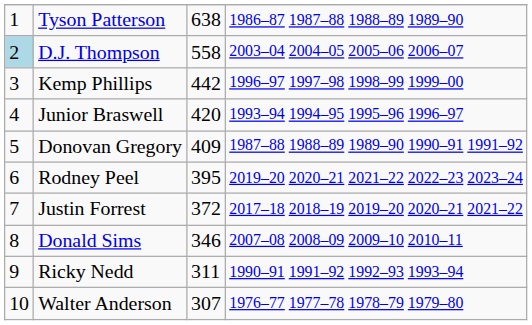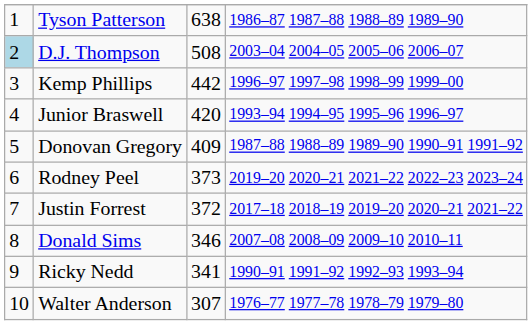(206, 51) 558 -> (206, 51) 508
(206, 177) 395 -> (206, 177) 373
(206, 271) 311 -> (206, 271) 341
